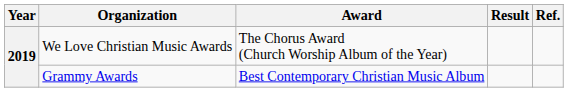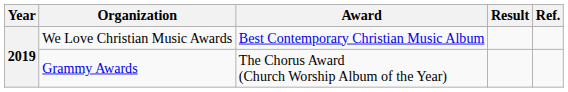(343, 45) The Chorus Award (Church Worship Album of the Year) -> (362, 37) Best Contemporary Christian Music Album
(362, 76) Best Contemporary Christian Music Album -> (343, 68) The Chorus Award (Church Worship Album of the Year)
